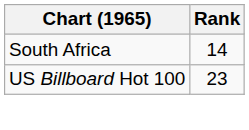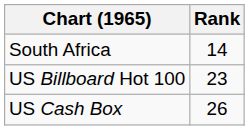+ row: (66, 109)
